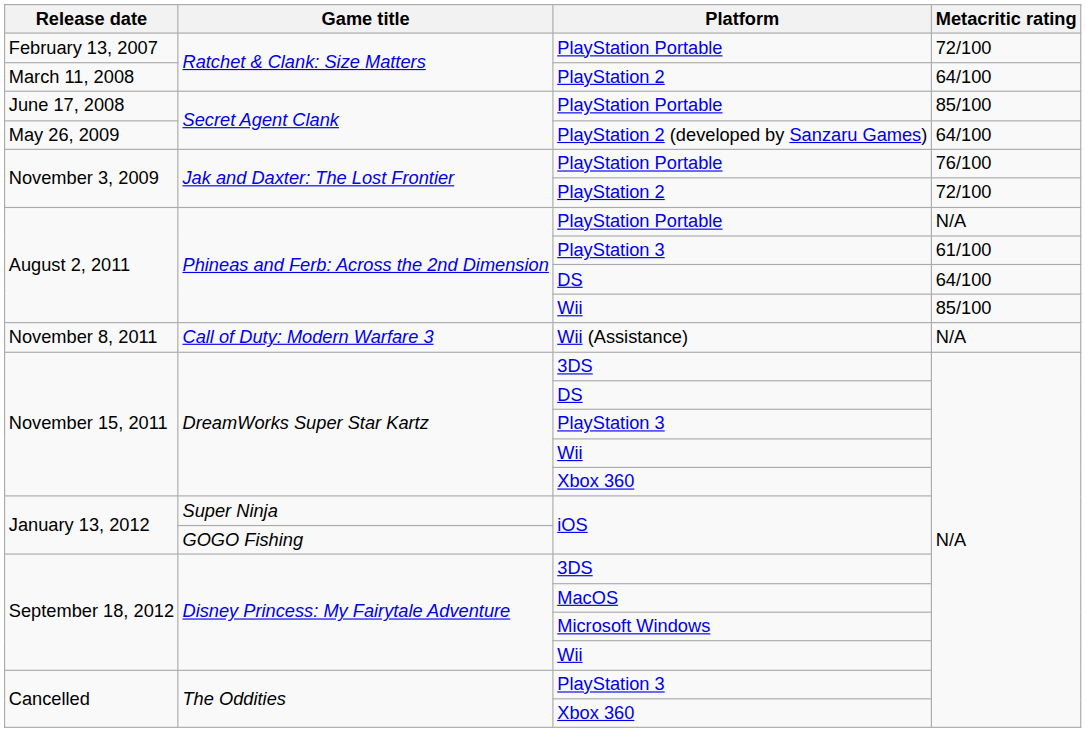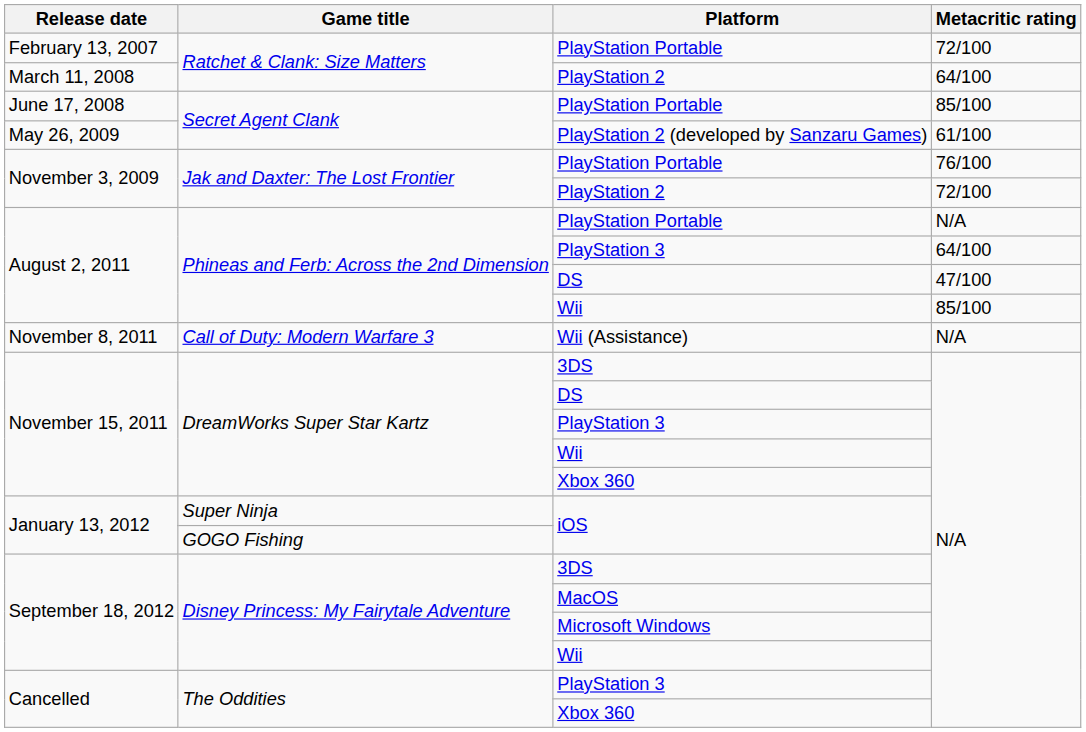(964, 134) 64/100 -> (964, 134) 61/100
(964, 250) 61/100 -> (964, 250) 64/100
(964, 279) 64/100 -> (964, 279) 47/100
